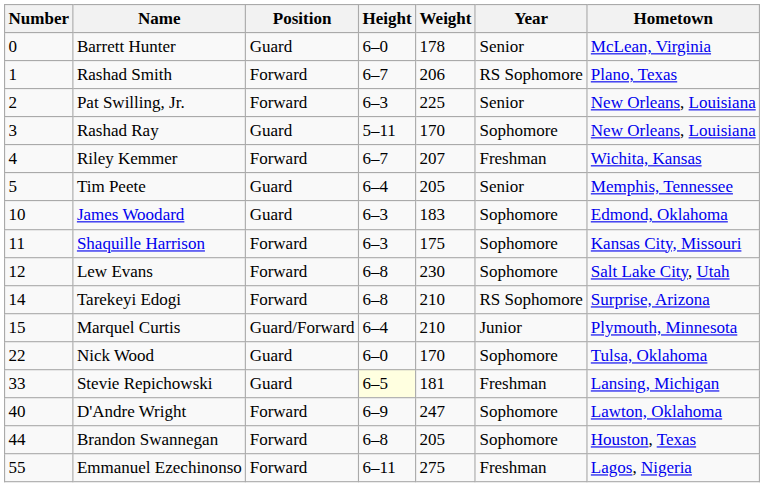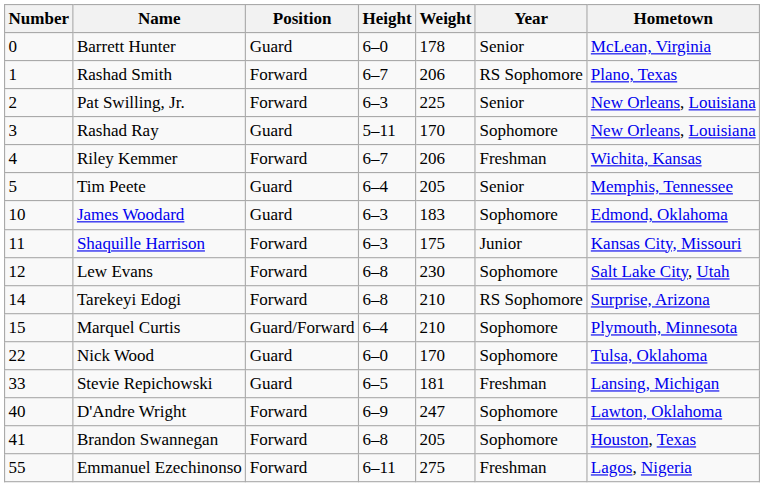(432, 159) 207 -> (432, 159) 206
(519, 243) Sophomore -> (501, 243) Junior
(501, 327) Junior -> (519, 327) Sophomore
(375, 383) lightyellow background -> (375, 383) no background
(17, 439) 44 -> (17, 439) 41
